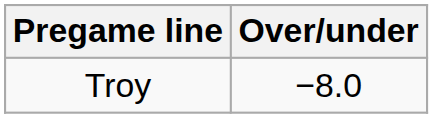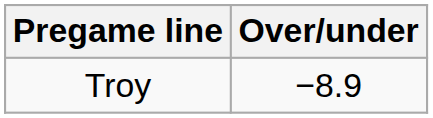(329, 84) −8.0 -> (329, 84) −8.9
